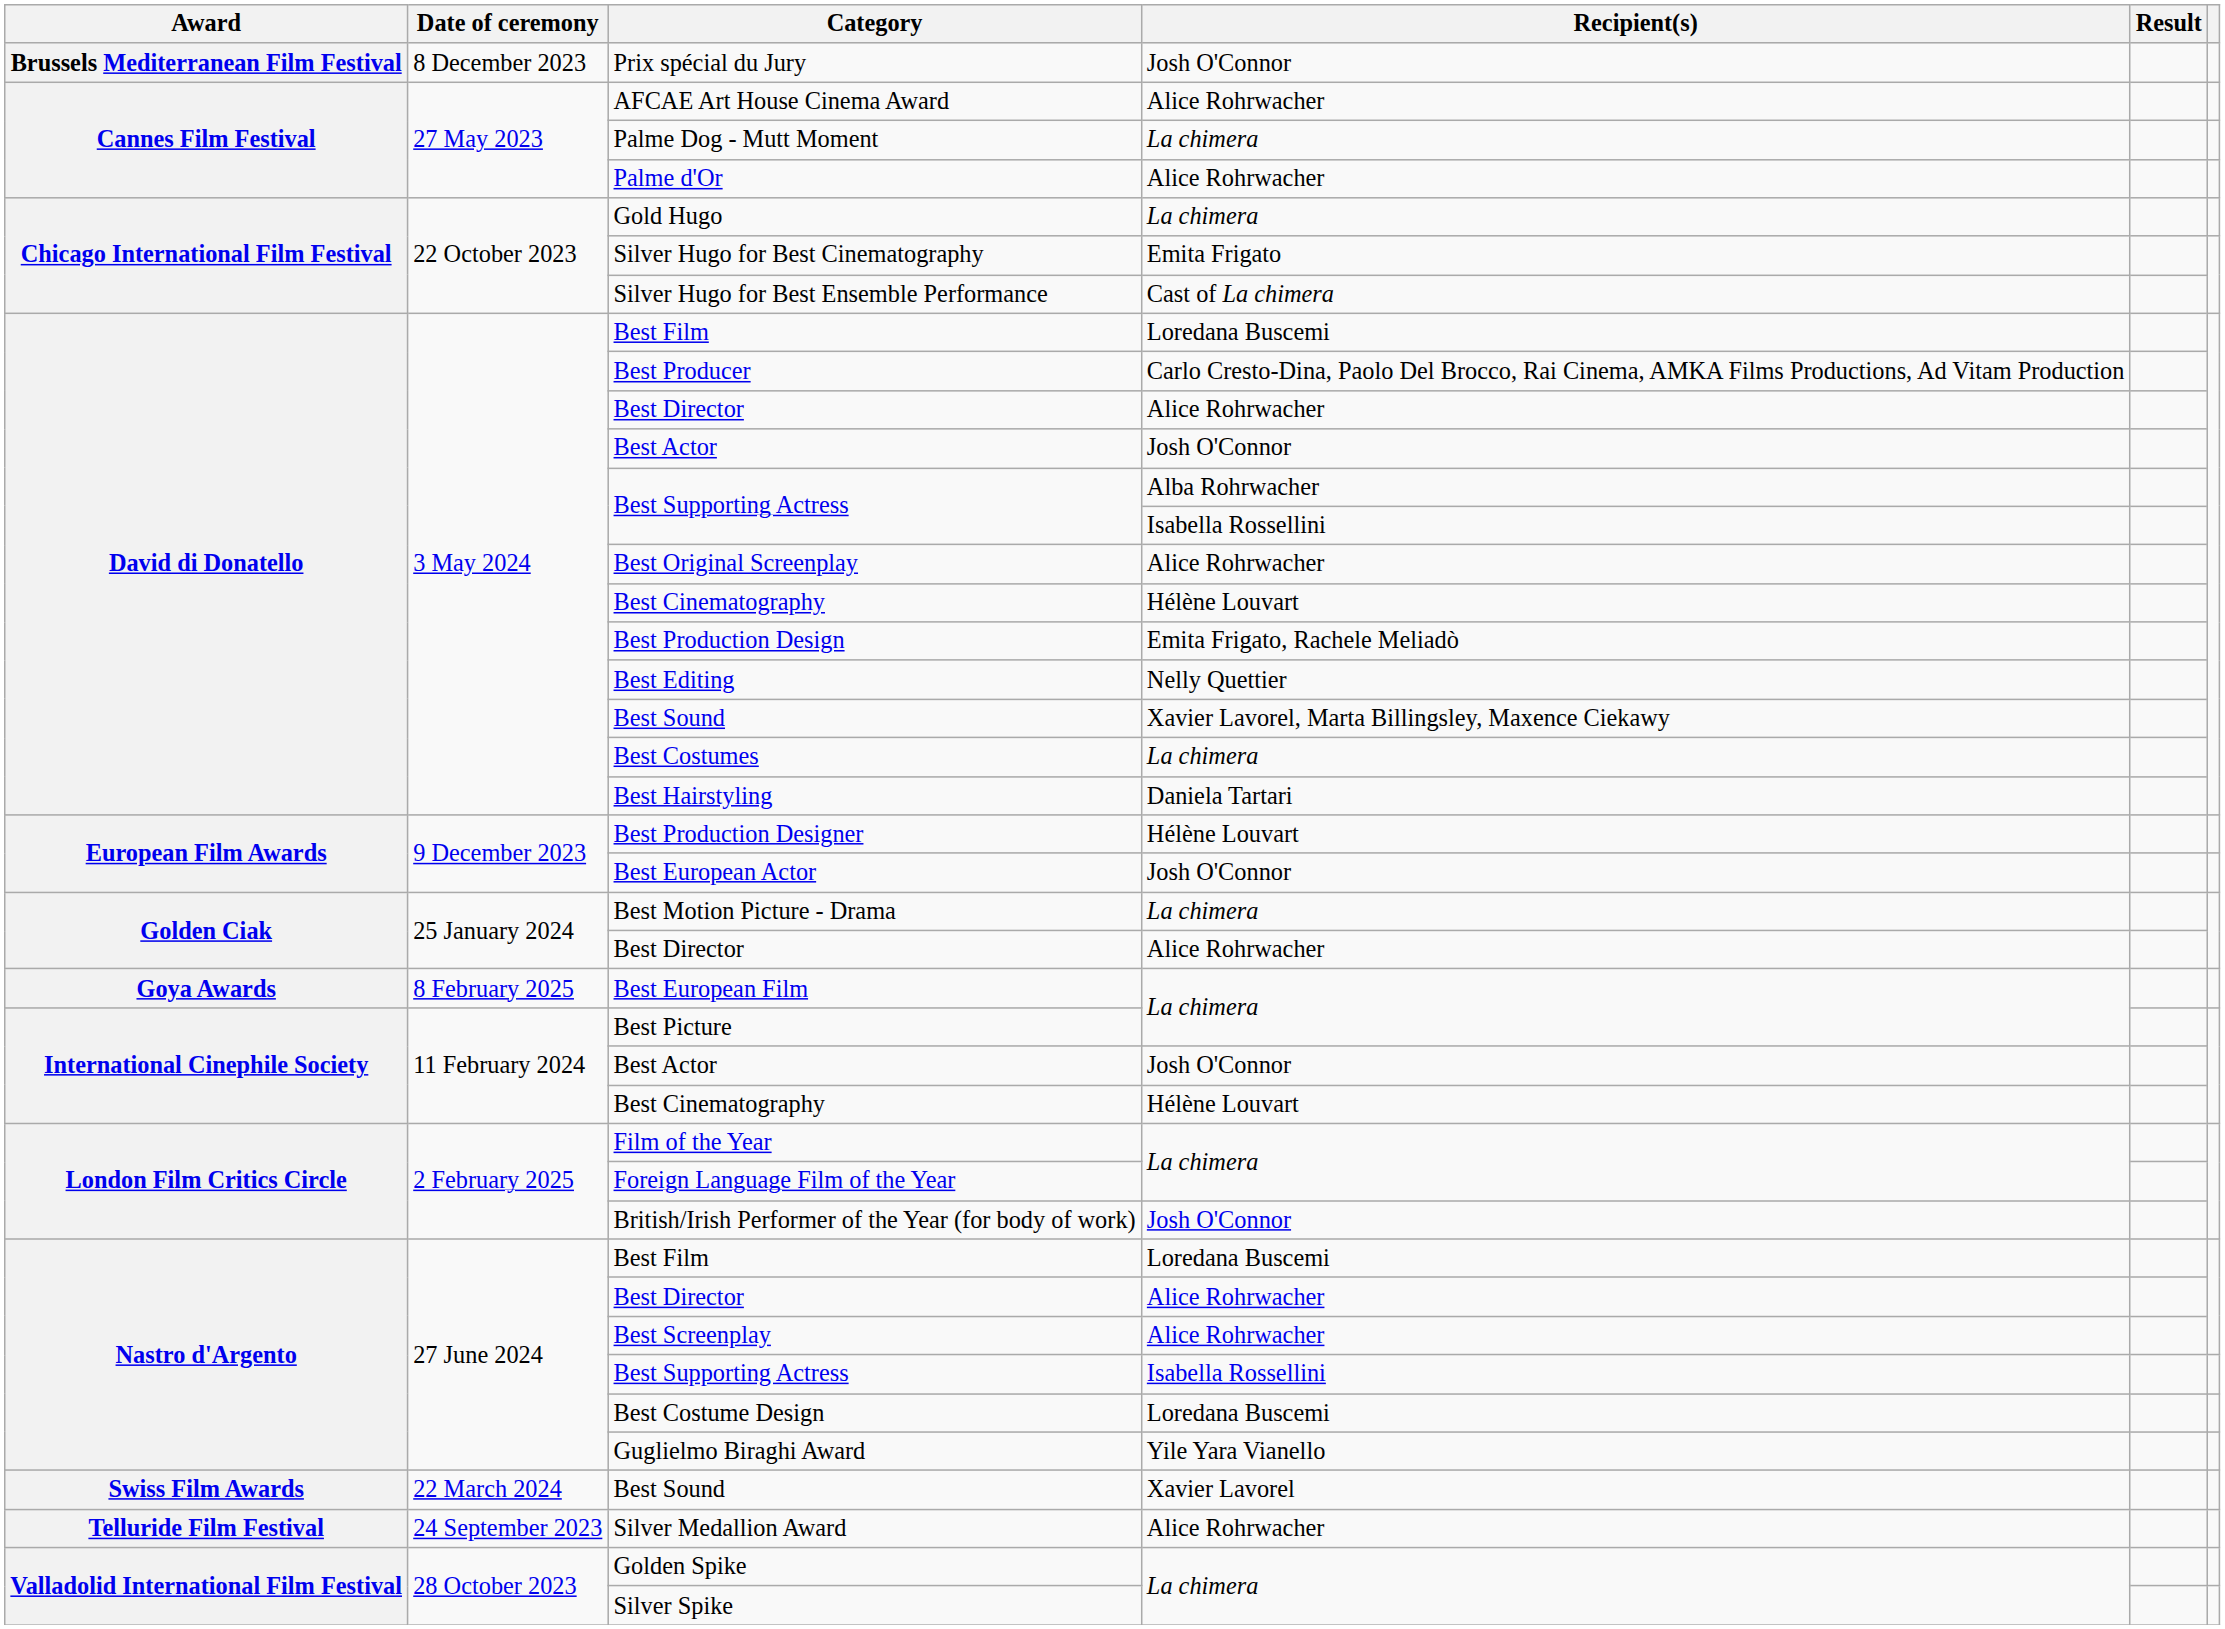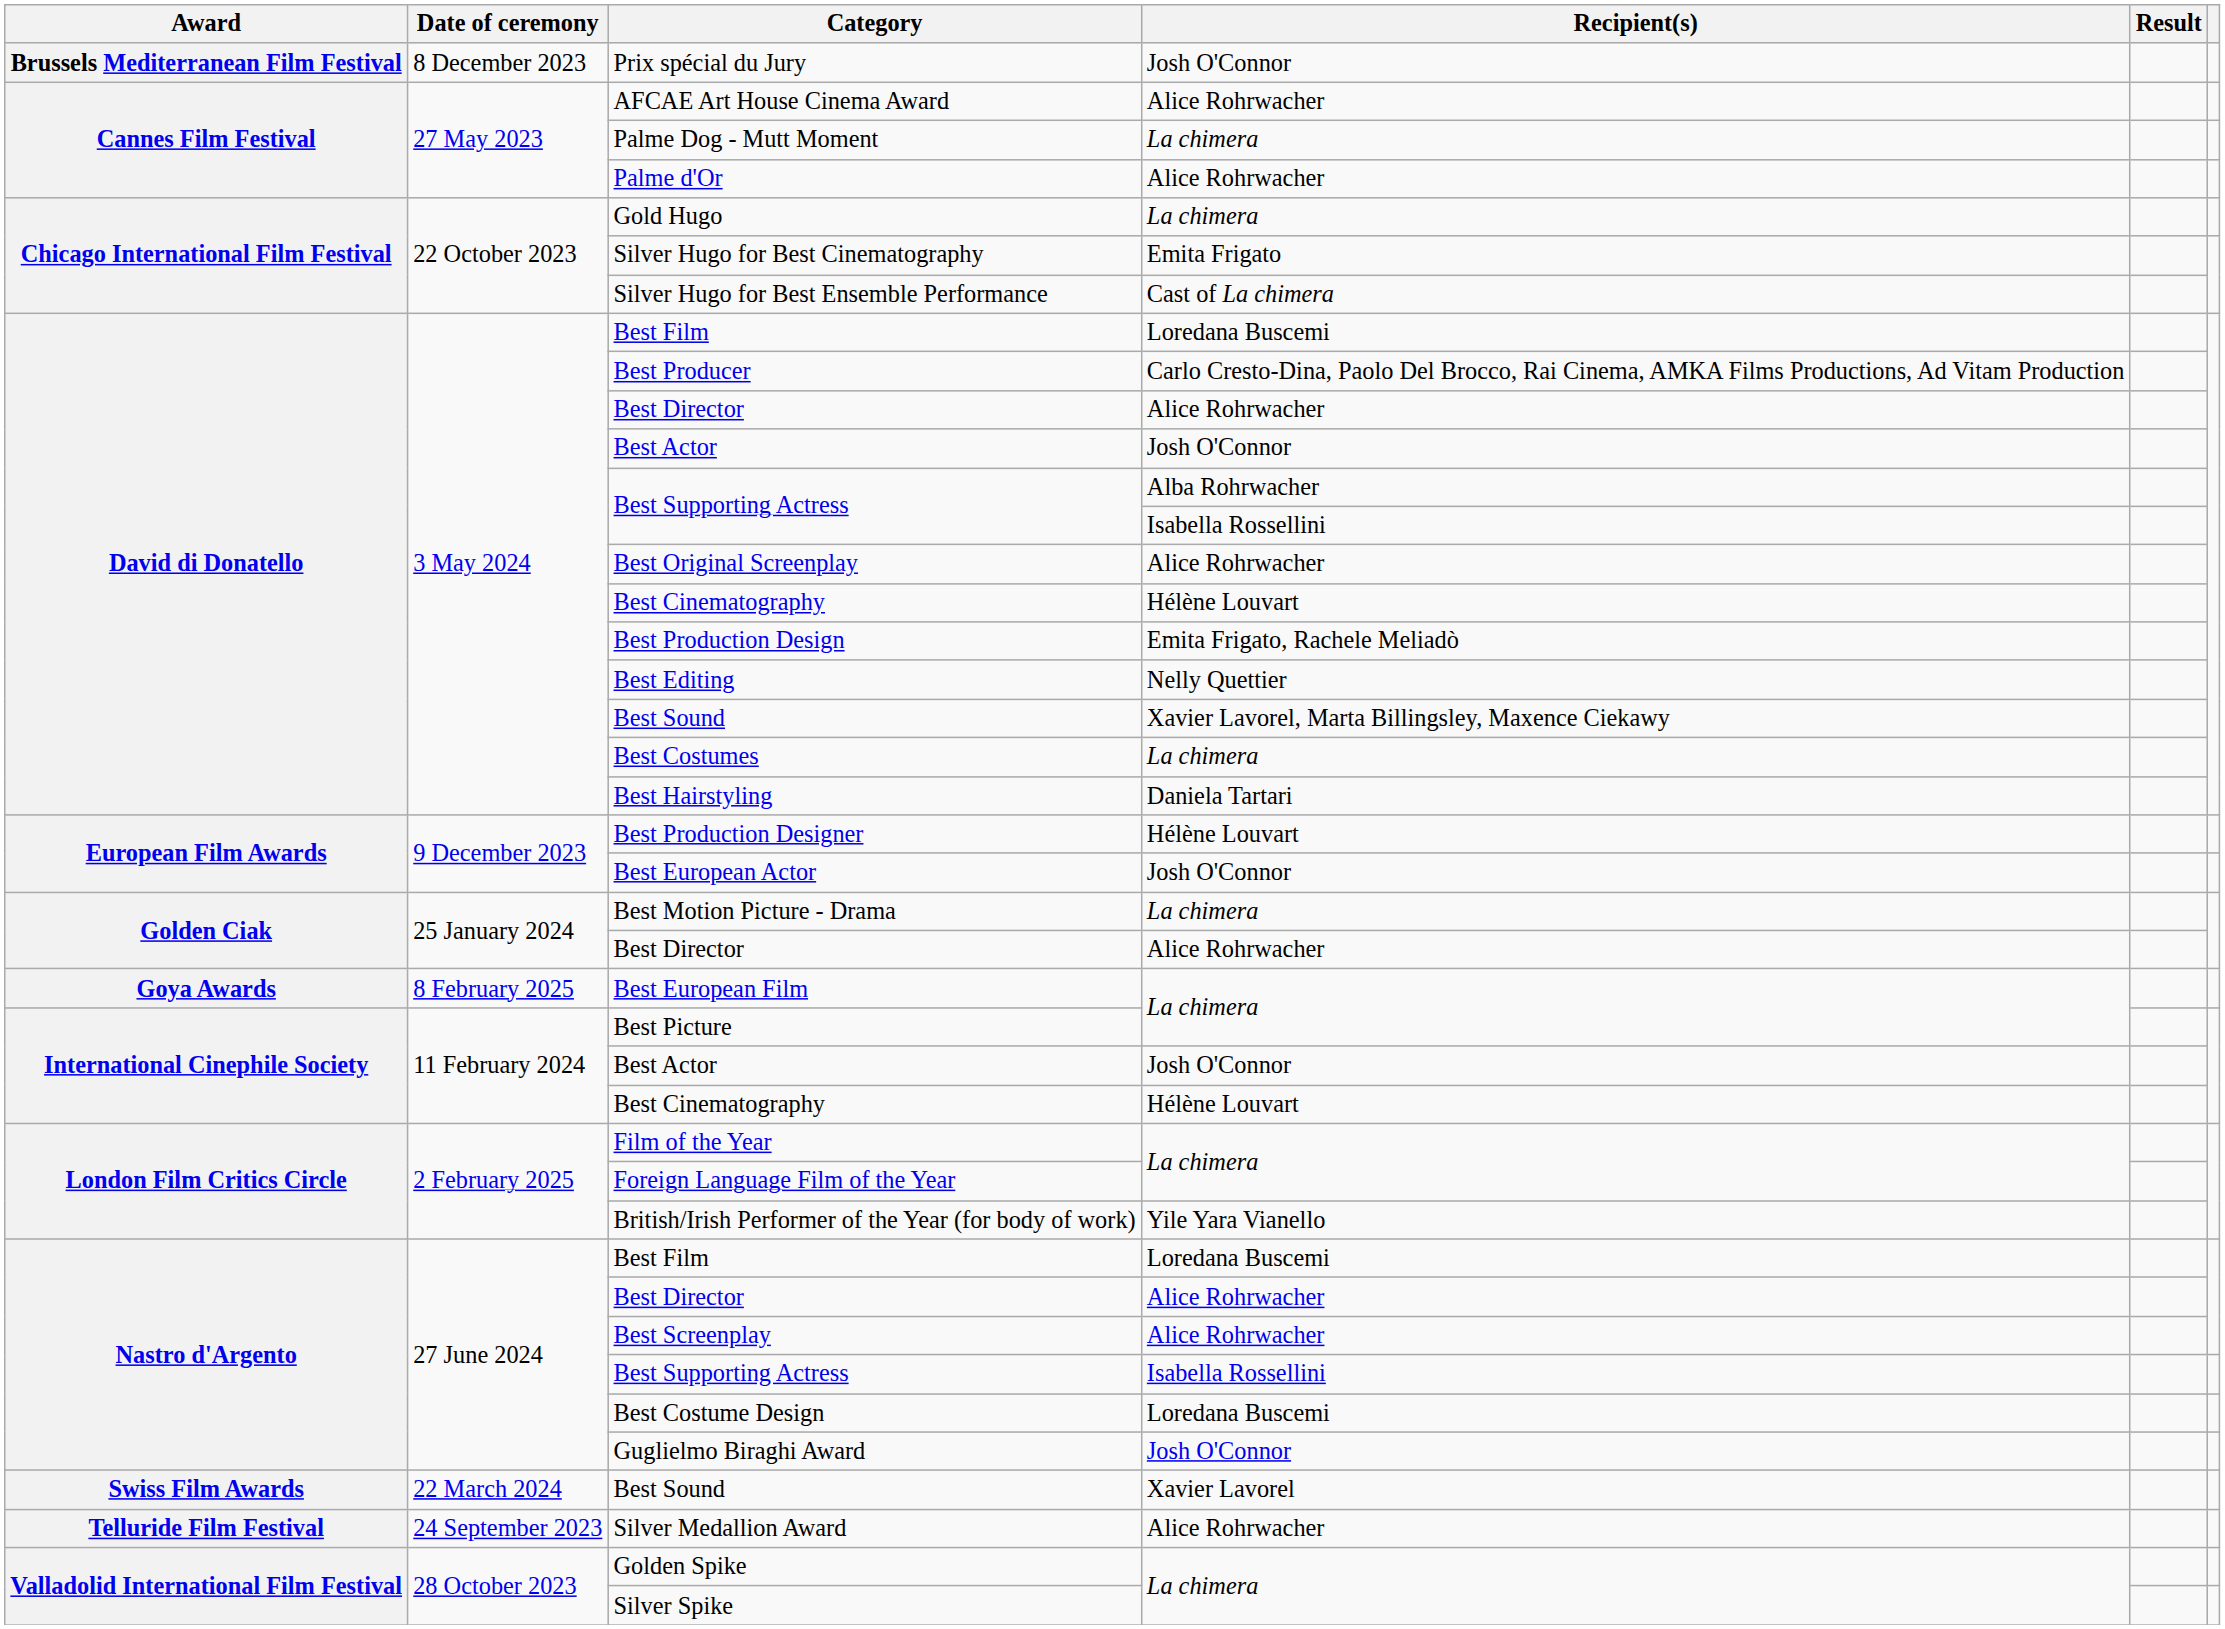(1219, 1219) Josh O'Connor -> (1236, 1219) Yile Yara Vianello
(1236, 1450) Yile Yara Vianello -> (1219, 1450) Josh O'Connor
